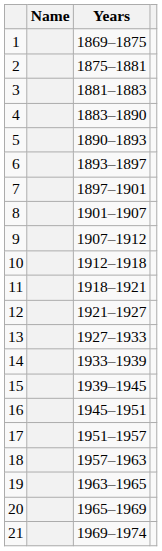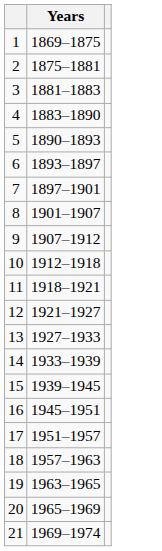- column: (50, 16)
